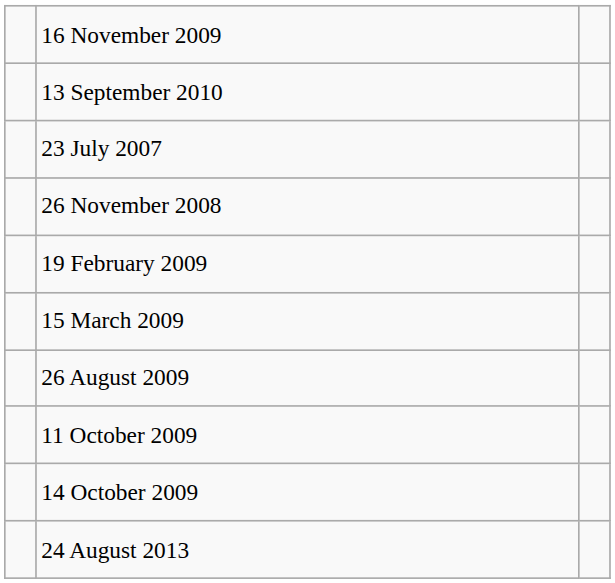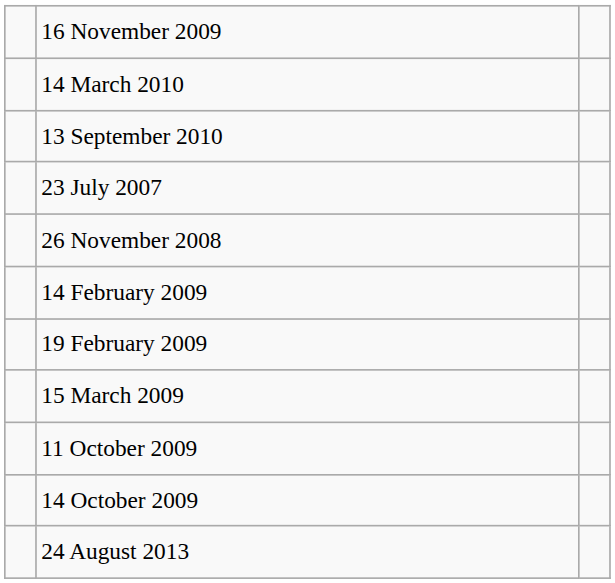+ row: (113, 83)
+ row: (124, 291)
- row: (115, 377)
